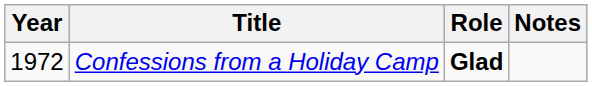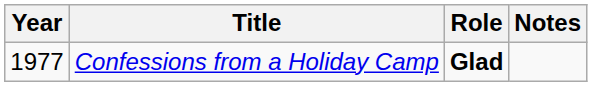(37, 61) 1972 -> (37, 61) 1977
